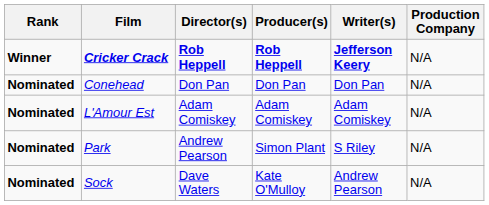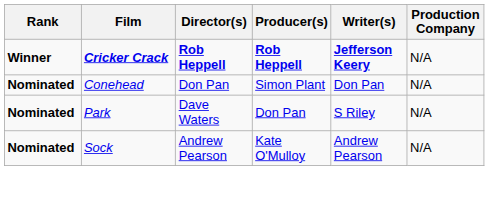(280, 85) Don Pan -> (290, 85) Simon Plant
- row: (119, 112)
(203, 148) Andrew Pearson -> (199, 112) Dave Waters
(290, 148) Simon Plant -> (280, 112) Don Pan
(199, 183) Dave Waters -> (203, 148) Andrew Pearson
